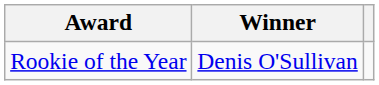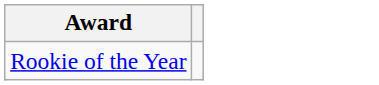- column: (278, 23)
